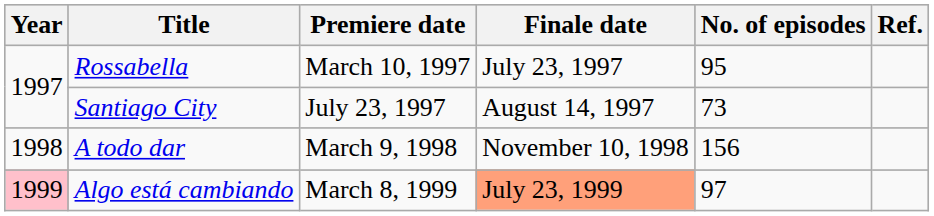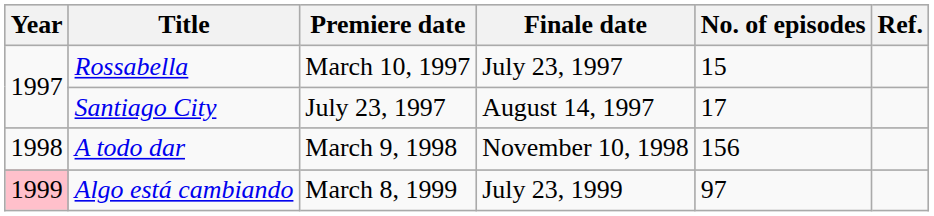(714, 66) 95 -> (714, 66) 15
(714, 107) 73 -> (714, 107) 17
(552, 189) lightsalmon background -> (552, 189) no background
